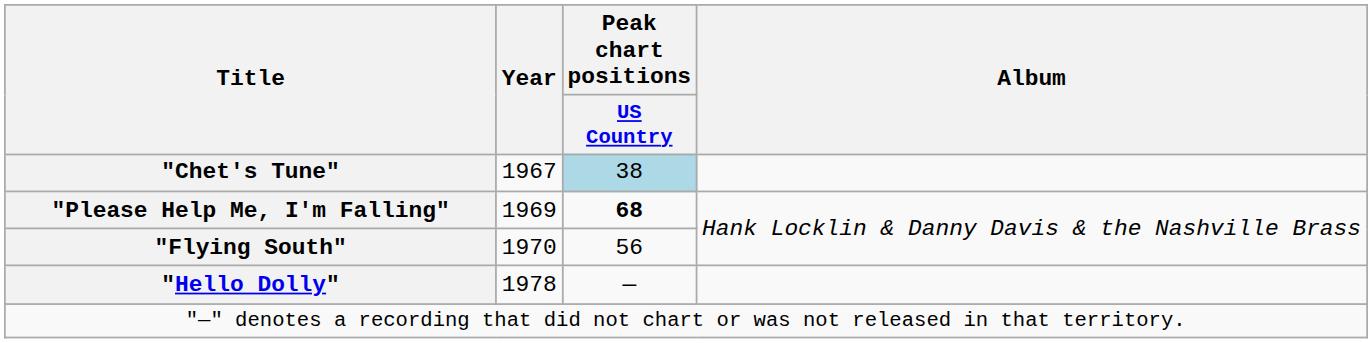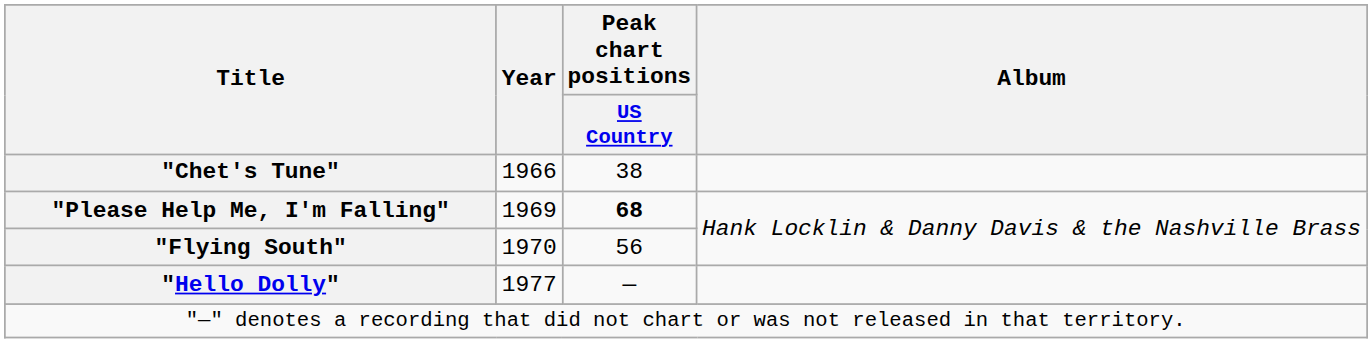(529, 173) 1967 -> (529, 173) 1966
(629, 173) lightblue background -> (629, 173) no background
(529, 285) 1978 -> (529, 285) 1977
